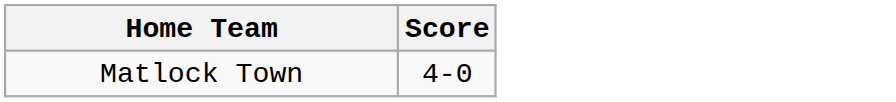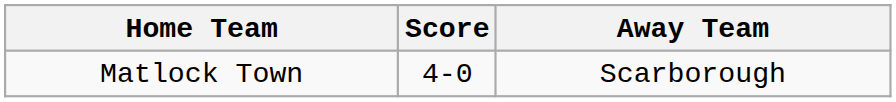+ column: (693, 28)
